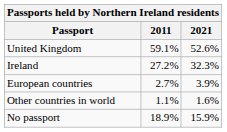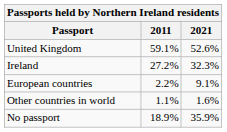(167, 83) 2.7% -> (167, 83) 2.2%
(208, 83) 3.9% -> (208, 83) 9.1%
(205, 118) 15.9% -> (205, 118) 35.9%
